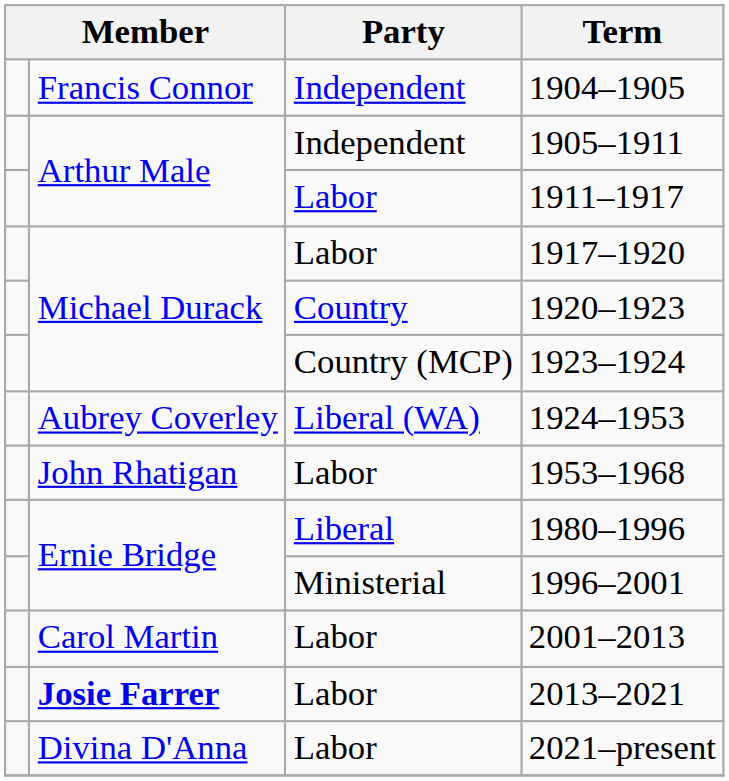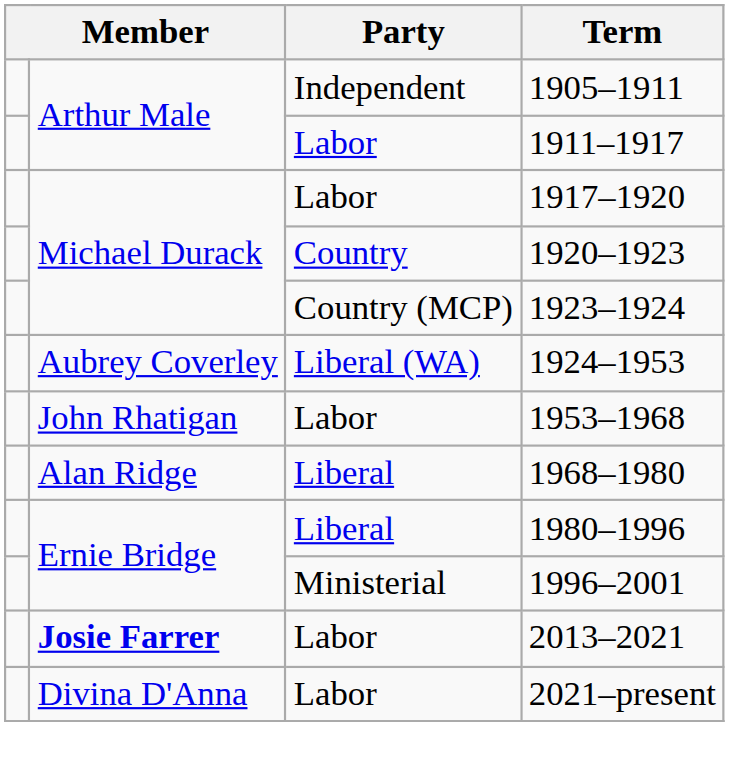- row: (607, 87)
+ row: (607, 472)
- row: (607, 637)
